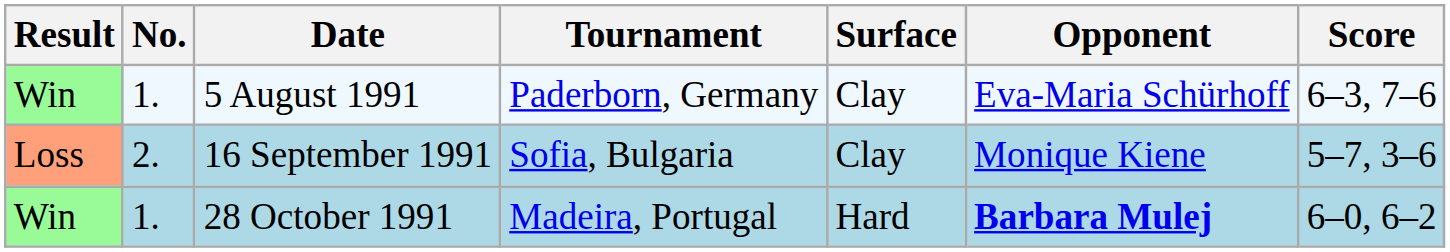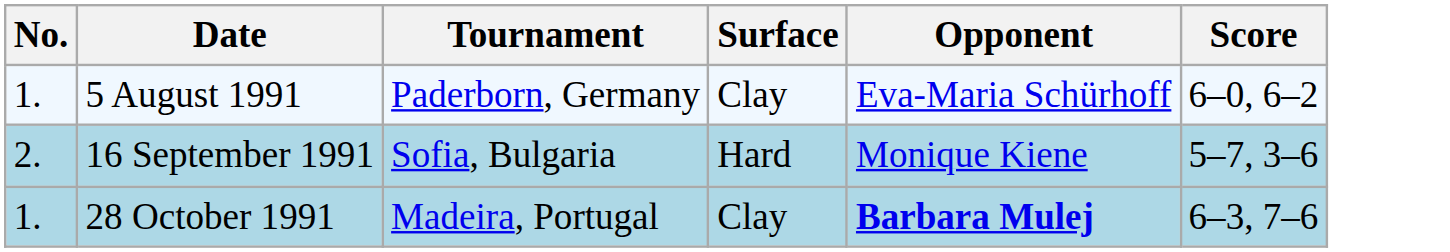- column: (64, 34)
(1372, 94) 6–3, 7–6 -> (1253, 94) 6–0, 6–2
(870, 154) Clay -> (754, 154) Hard
(873, 214) Hard -> (752, 214) Clay
(1372, 214) 6–0, 6–2 -> (1253, 214) 6–3, 7–6
